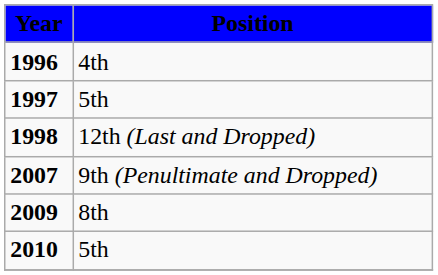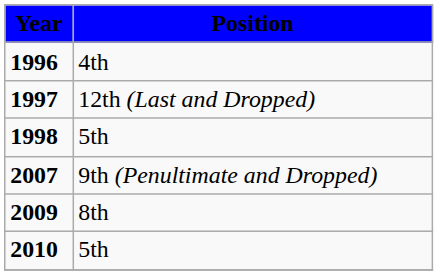(94, 99) 5th -> (197, 99) 12th (Last and Dropped)
(197, 136) 12th (Last and Dropped) -> (94, 136) 5th
